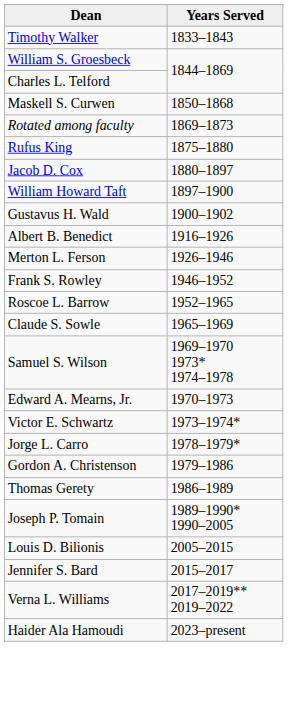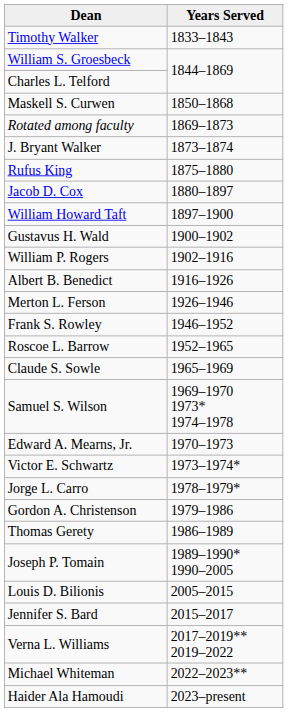+ row: (54, 147)
+ row: (58, 258)
+ row: (61, 674)
